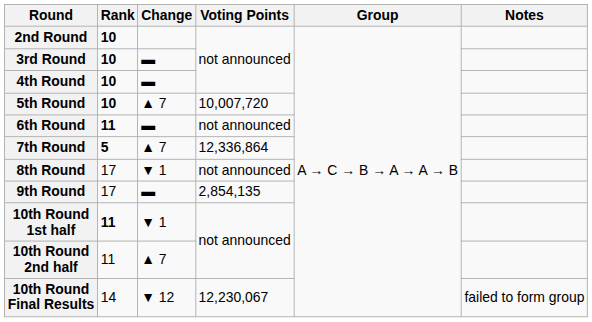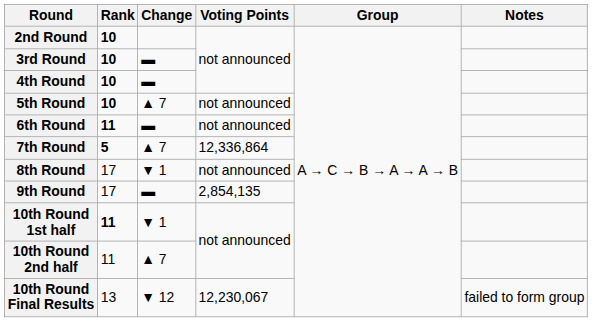(233, 103) 10,007,720 -> (245, 103) not announced
(108, 297) 14 -> (108, 297) 13
